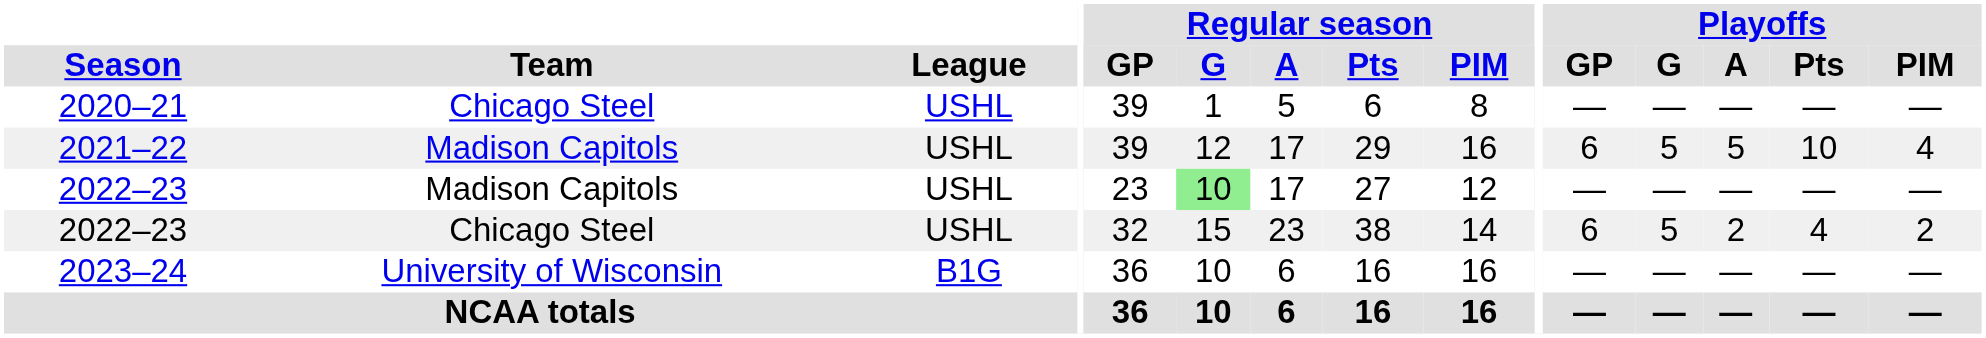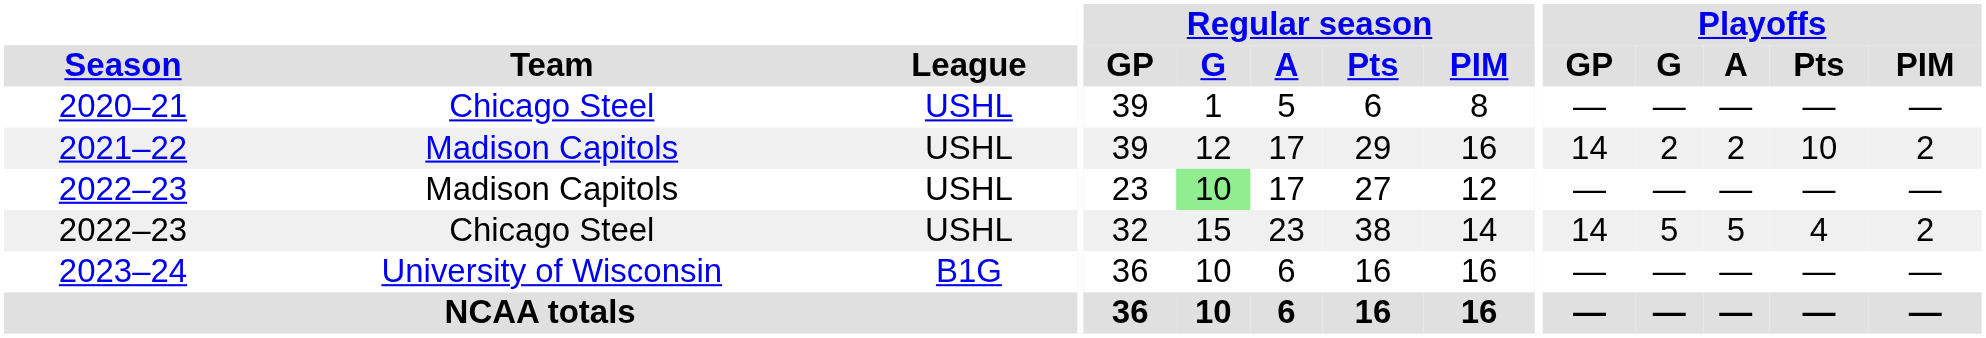(1589, 147) 6 -> (1589, 147) 14
(1669, 147) 5 -> (1669, 147) 2
(1736, 147) 5 -> (1736, 147) 2
(1925, 147) 4 -> (1925, 147) 2
(1589, 230) 6 -> (1589, 230) 14
(1736, 230) 2 -> (1736, 230) 5
